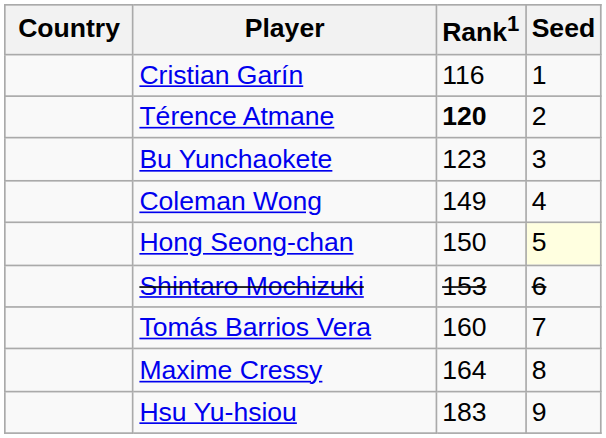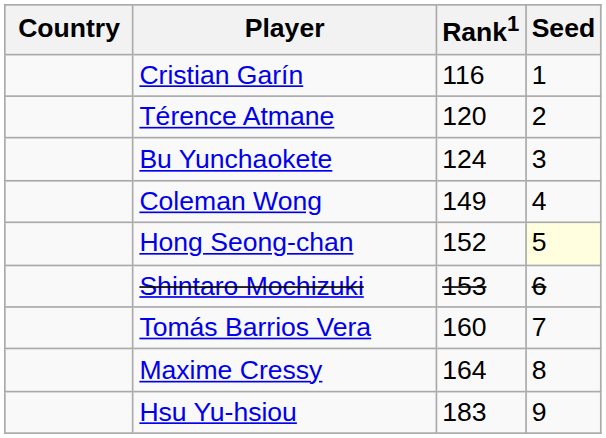(464, 116) bold -> (464, 116) normal
(464, 159) 123 -> (464, 159) 124
(464, 243) 150 -> (464, 243) 152
